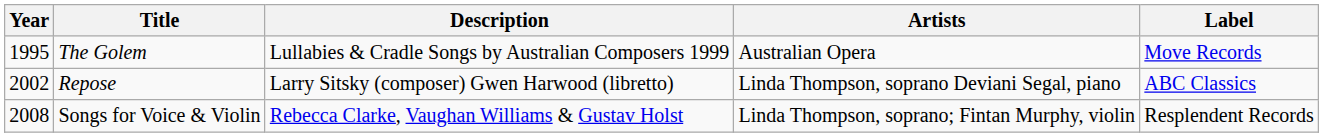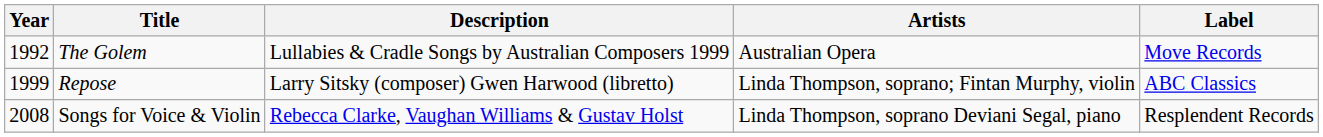(29, 52) 1995 -> (29, 52) 1992
(29, 83) 2002 -> (29, 83) 1999
(930, 83) Linda Thompson, soprano Deviani Segal, piano -> (937, 83) Linda Thompson, soprano; Fintan Murphy, violin
(937, 115) Linda Thompson, soprano; Fintan Murphy, violin -> (930, 115) Linda Thompson, soprano Deviani Segal, piano
